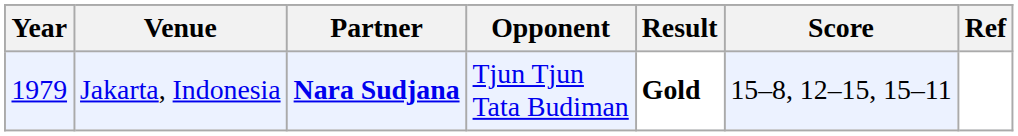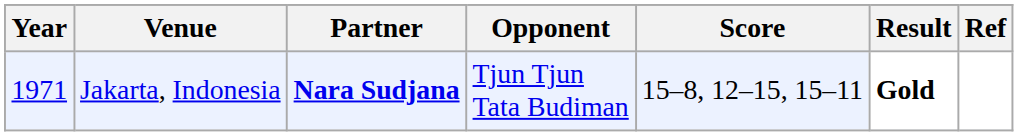columns swapped: (841, 27) <-> (680, 27)
(39, 90) 1979 -> (39, 90) 1971
